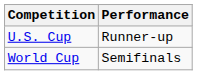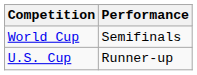rows swapped: (40, 37) <-> (43, 59)
